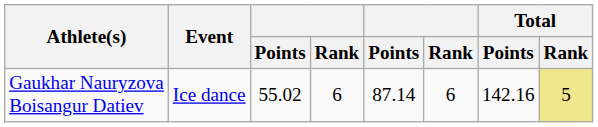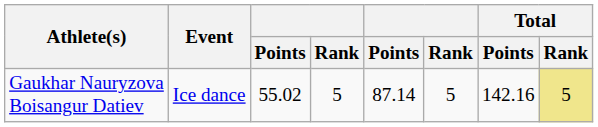(337, 95) 6 -> (337, 95) 5
(451, 95) 6 -> (451, 95) 5
